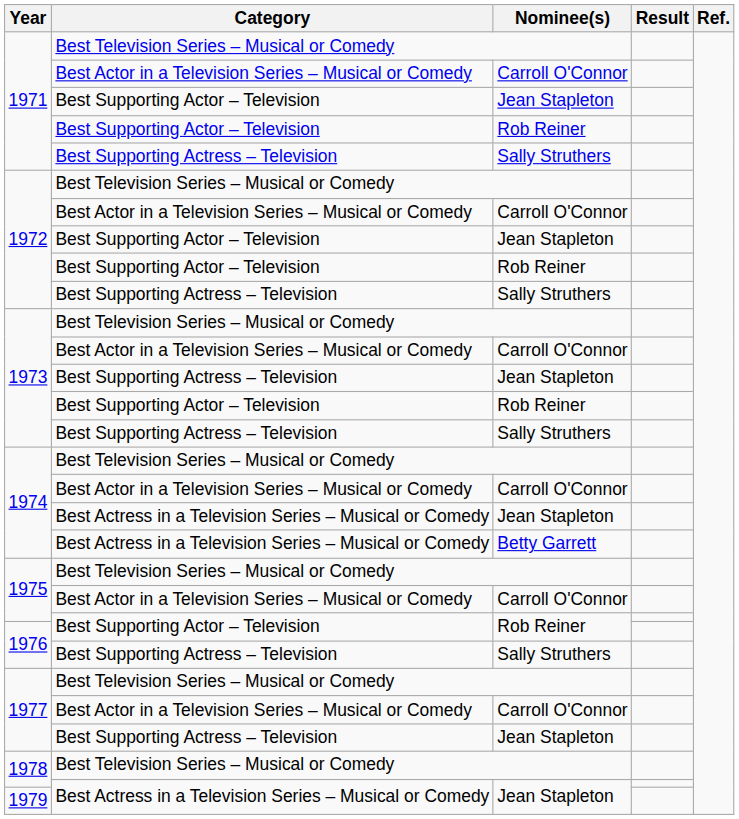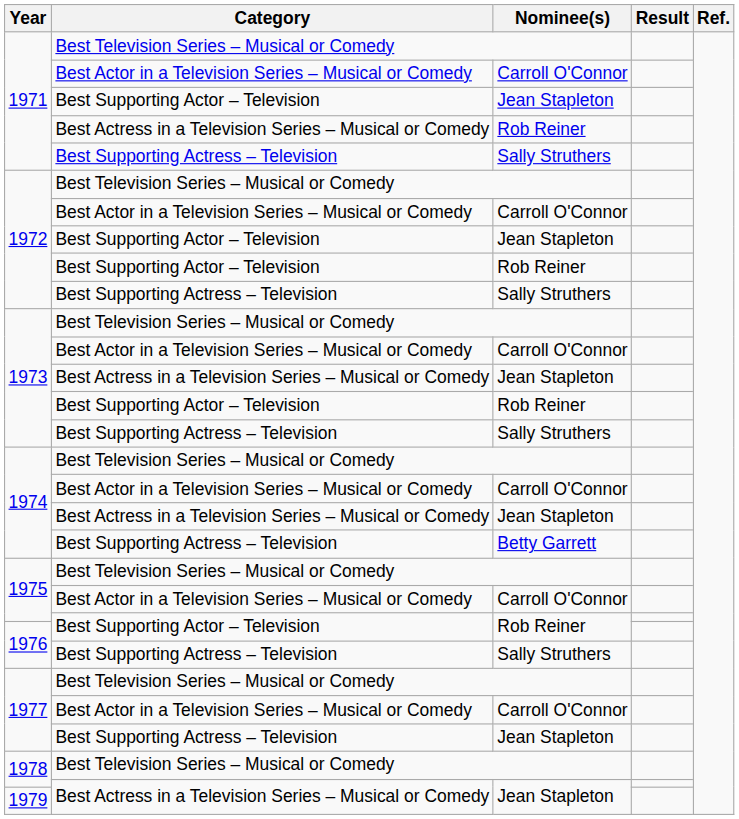(188, 128) Best Supporting Actor – Television -> (272, 128) Best Actress in a Television Series – Musical or Comedy
(196, 377) Best Supporting Actress – Television -> (272, 377) Best Actress in a Television Series – Musical or Comedy
(272, 543) Best Actress in a Television Series – Musical or Comedy -> (196, 543) Best Supporting Actress – Television
